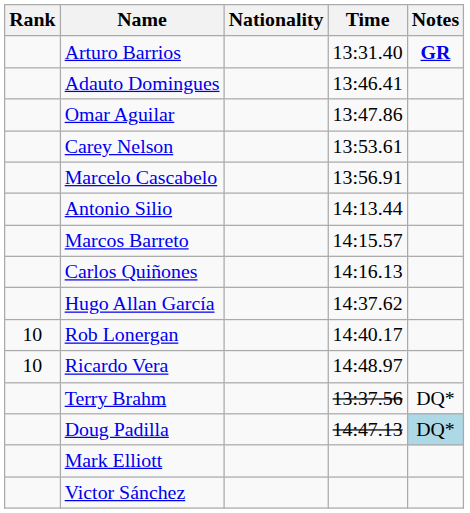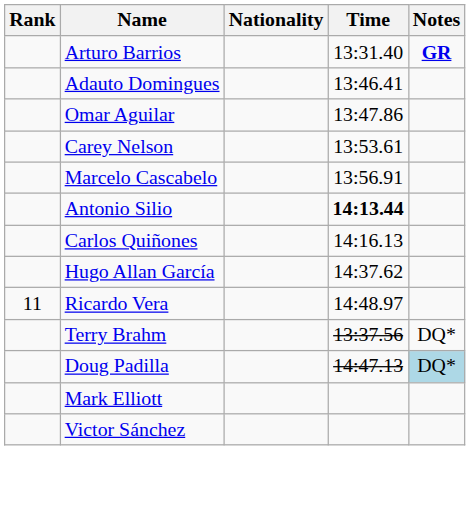(368, 209) normal -> (368, 209) bold
- row: (127, 240)
- row: (122, 334)
(32, 366) 10 -> (32, 303) 11
